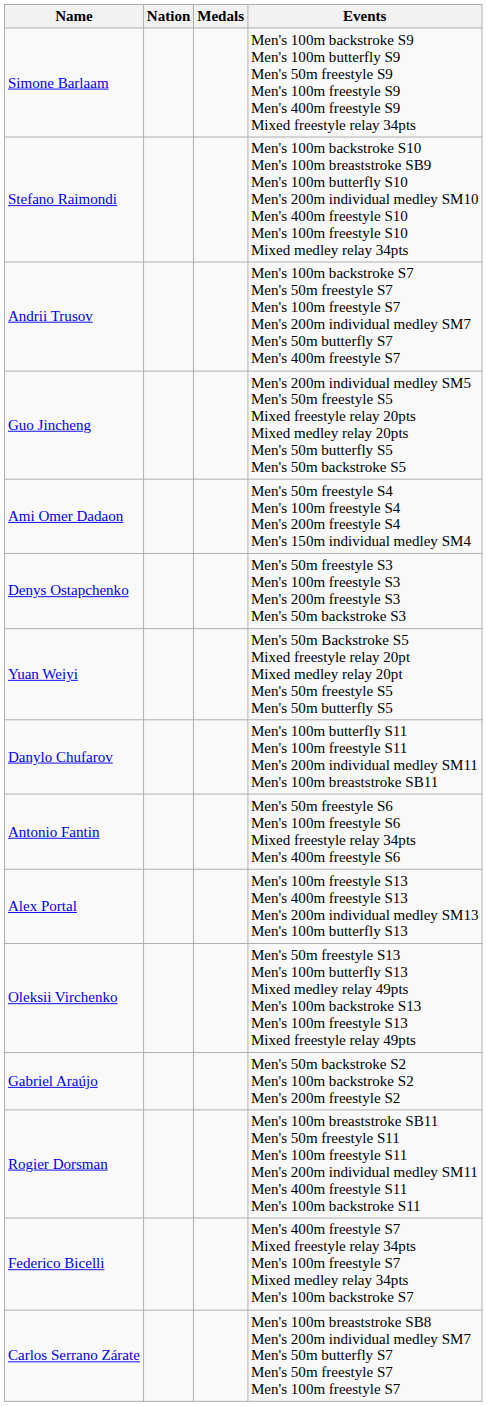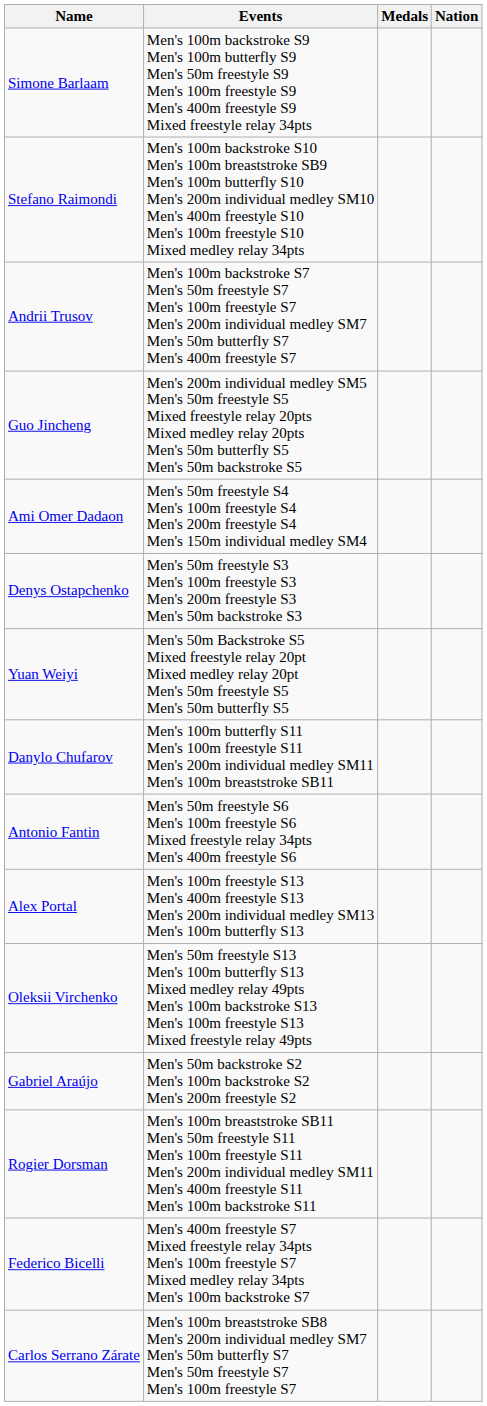columns swapped: (169, 16) <-> (365, 16)
